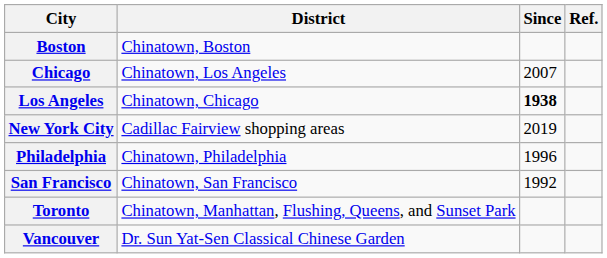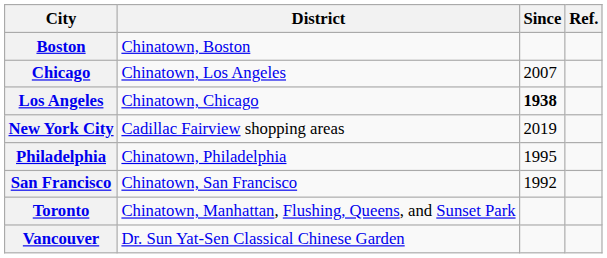(540, 156) 1996 -> (540, 156) 1995
